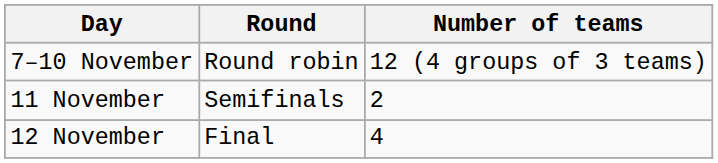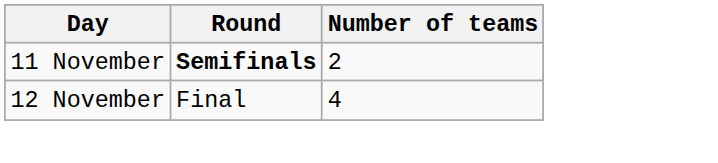- row: (102, 62)
(274, 100) normal -> (246, 62) bold
